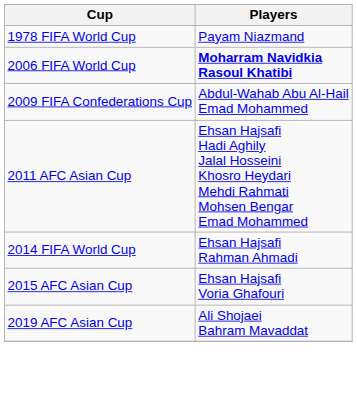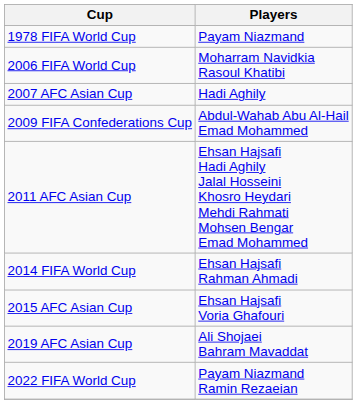(260, 65) bold -> (257, 65) normal
+ row: (70, 94)
+ row: (72, 380)
